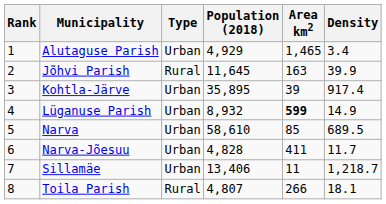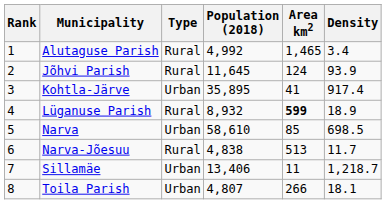(183, 51) Urban -> (183, 51) Rural
(225, 51) 4,929 -> (225, 51) 4,992
(296, 71) 163 -> (296, 71) 124
(342, 71) 39.9 -> (342, 71) 93.9
(292, 90) 39 -> (292, 90) 41
(183, 110) Urban -> (183, 110) Rural
(342, 110) 14.9 -> (342, 110) 18.9
(346, 130) 689.5 -> (346, 130) 698.5
(183, 150) Urban -> (183, 150) Rural
(225, 150) 4,828 -> (225, 150) 4,838
(296, 150) 411 -> (296, 150) 513
(183, 189) Rural -> (183, 189) Urban
